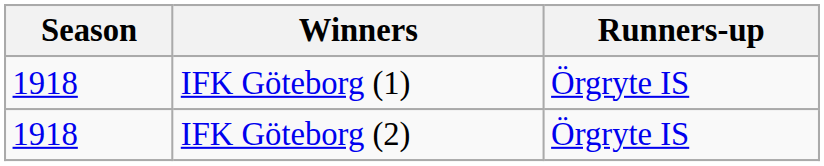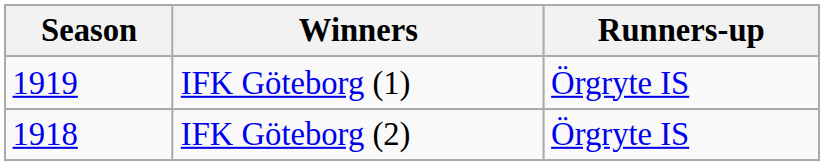(45, 82) 1918 -> (45, 82) 1919
